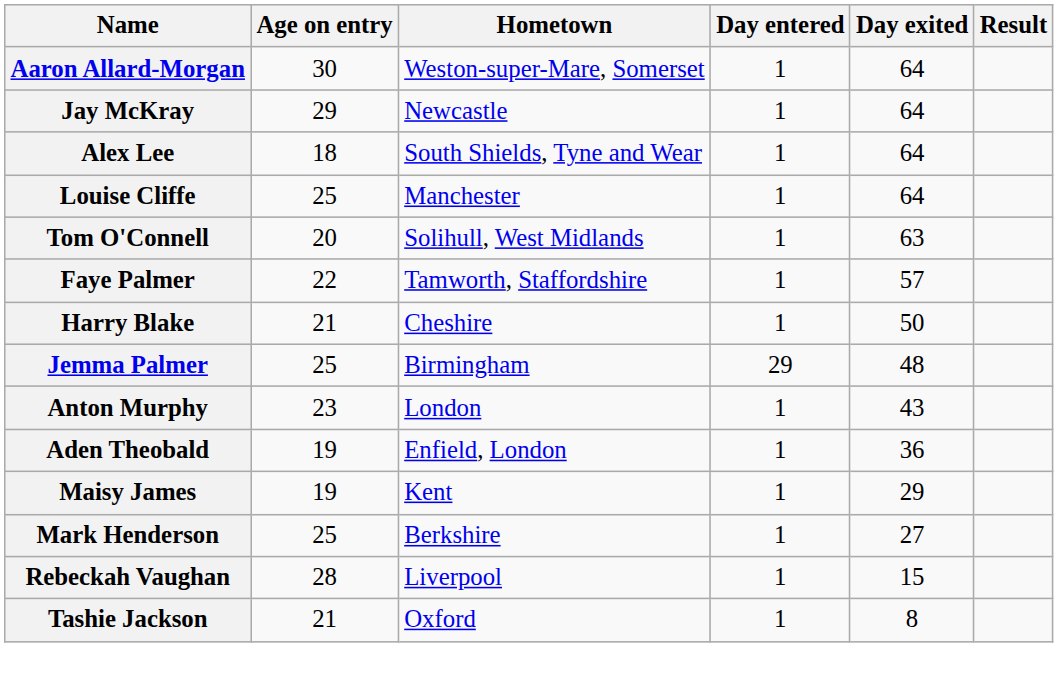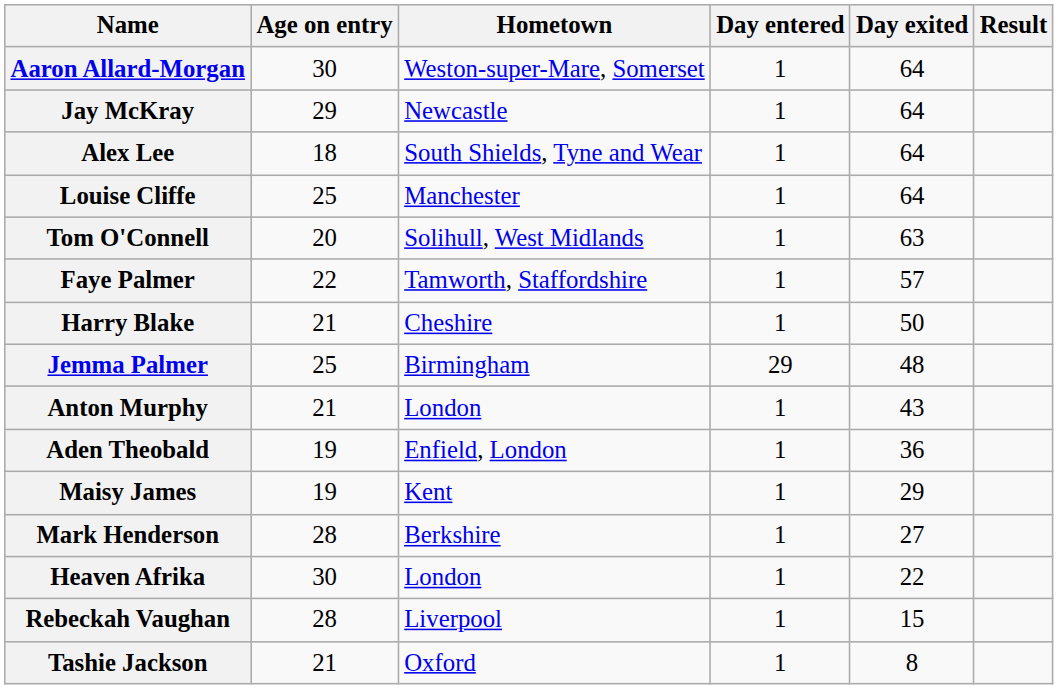(325, 407) 23 -> (325, 407) 21
(325, 534) 25 -> (325, 534) 28
+ row: (128, 577)
